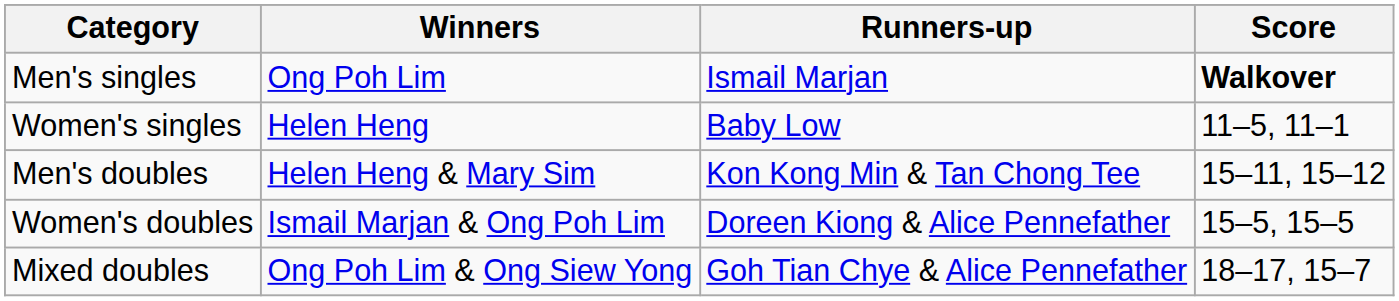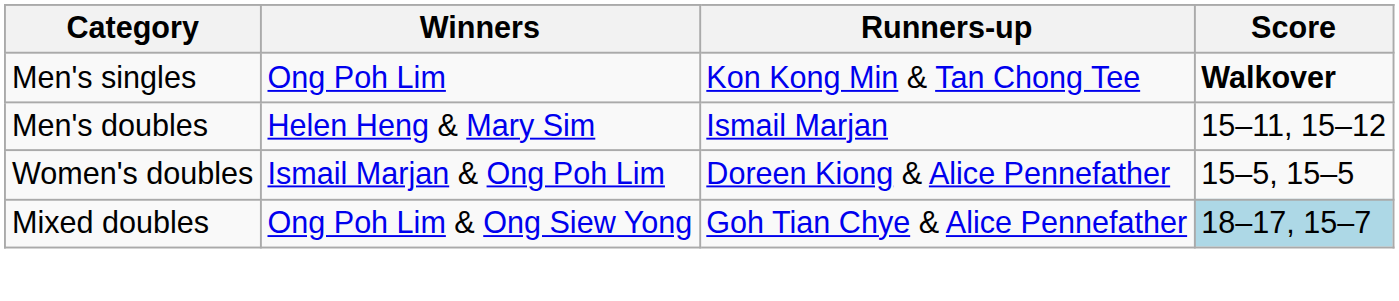(797, 77) Ismail Marjan -> (923, 77) Kon Kong Min & Tan Chong Tee
- row: (127, 125)
(923, 174) Kon Kong Min & Tan Chong Tee -> (797, 125) Ismail Marjan
(1286, 271) no background -> (1286, 222) lightblue background
